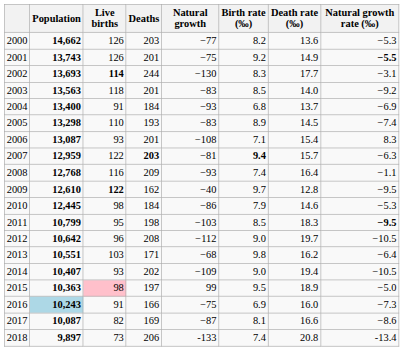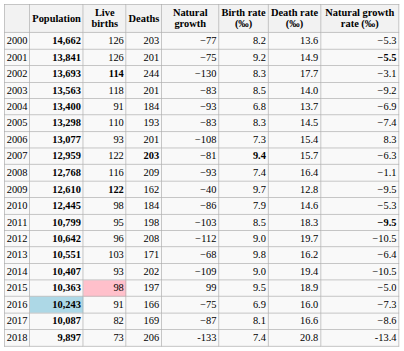(67, 57) 13,743 -> (67, 57) 13,841
(259, 123) 8.9 -> (259, 123) 8.3
(67, 139) 13,087 -> (67, 139) 13,077
(259, 139) 7.1 -> (259, 139) 7.3
